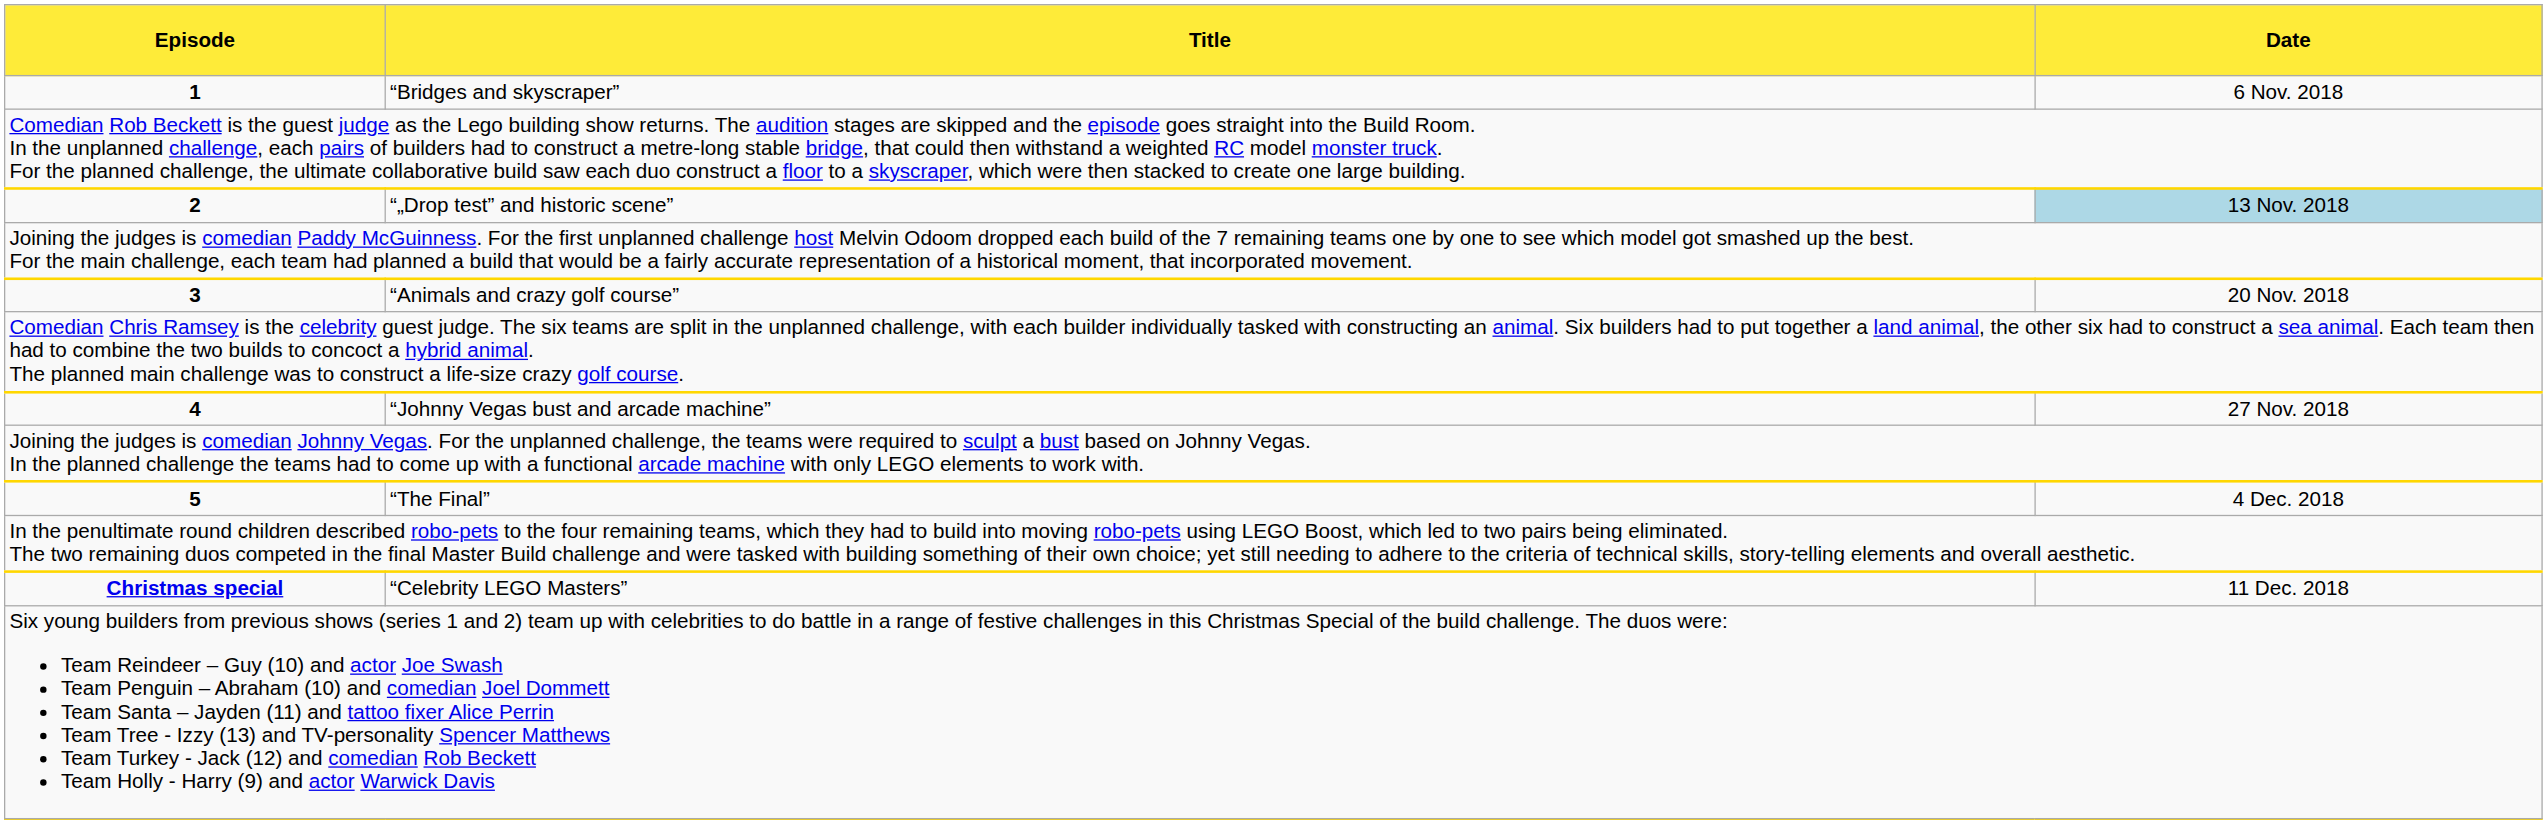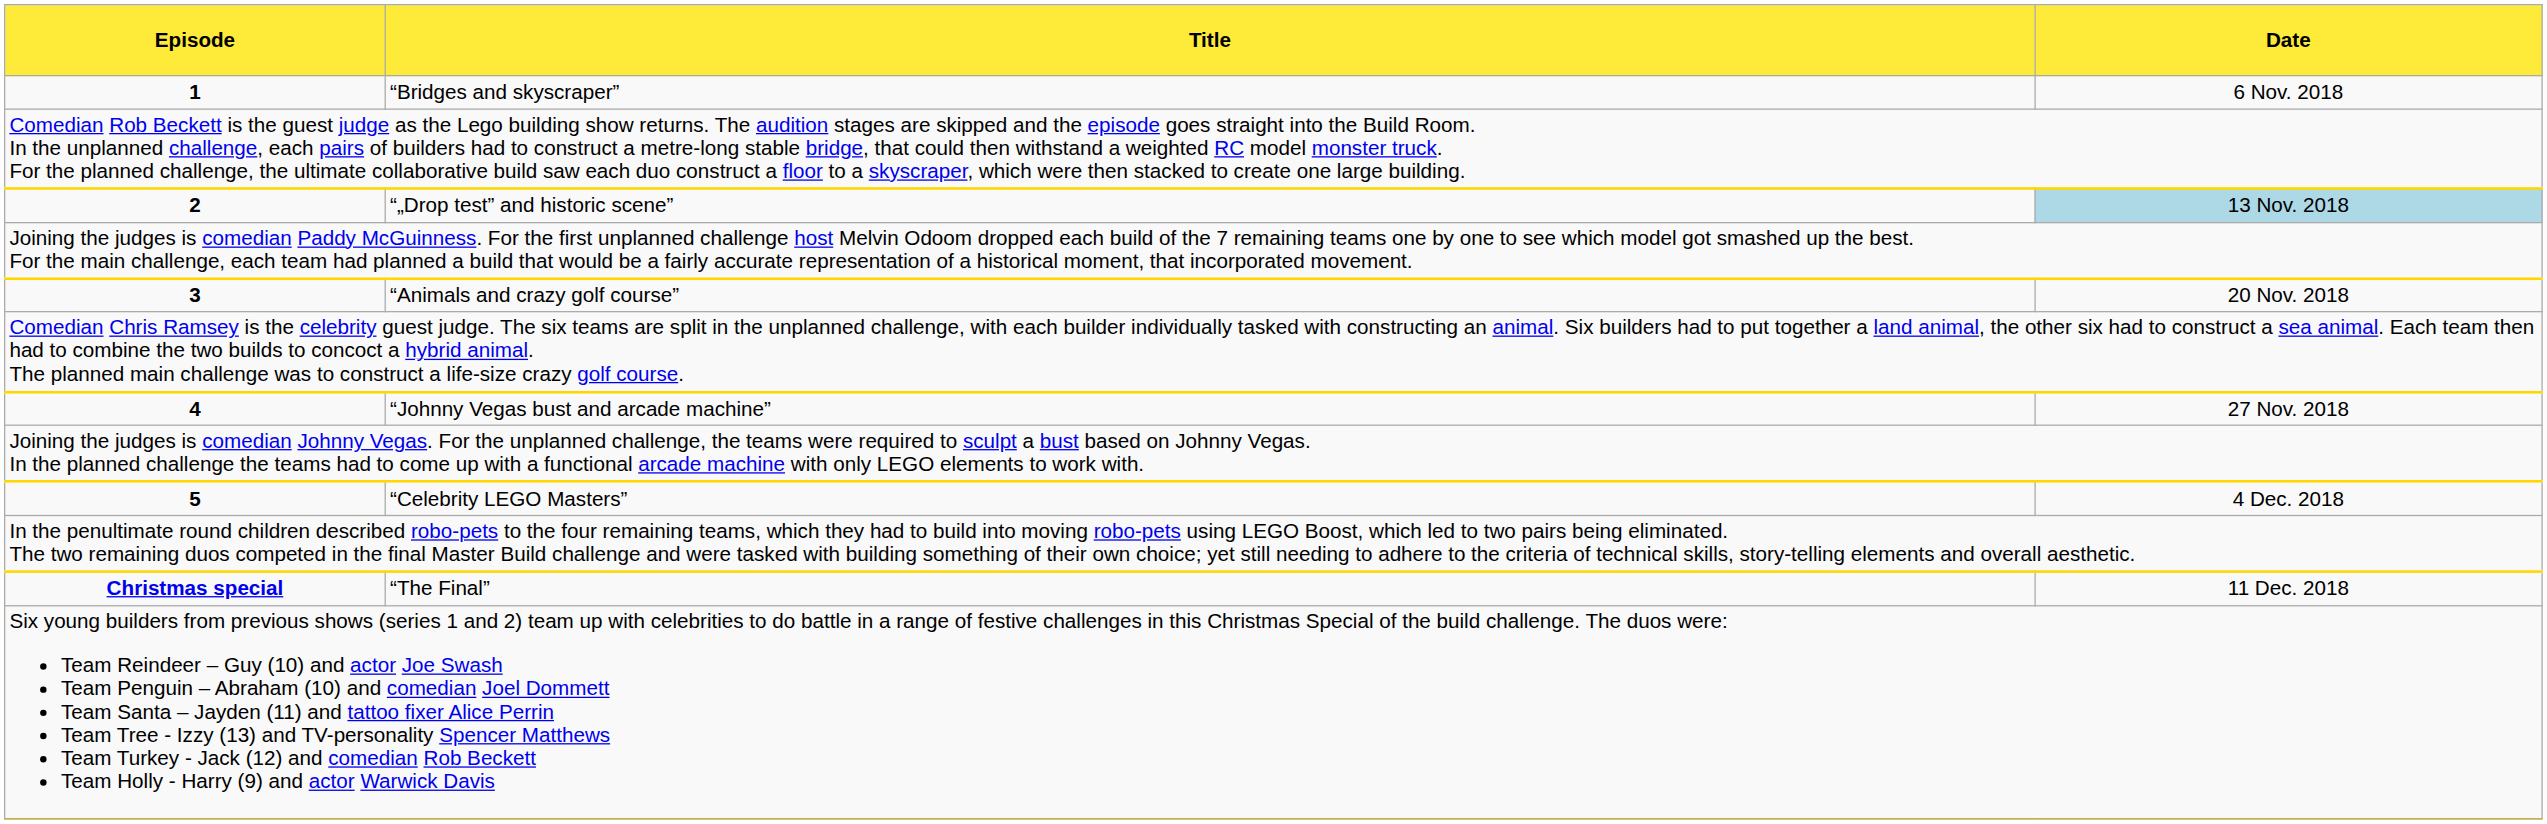(440, 498) “The Final” -> (509, 498) “Celebrity LEGO Masters”
(509, 588) “Celebrity LEGO Masters” -> (440, 588) “The Final”
